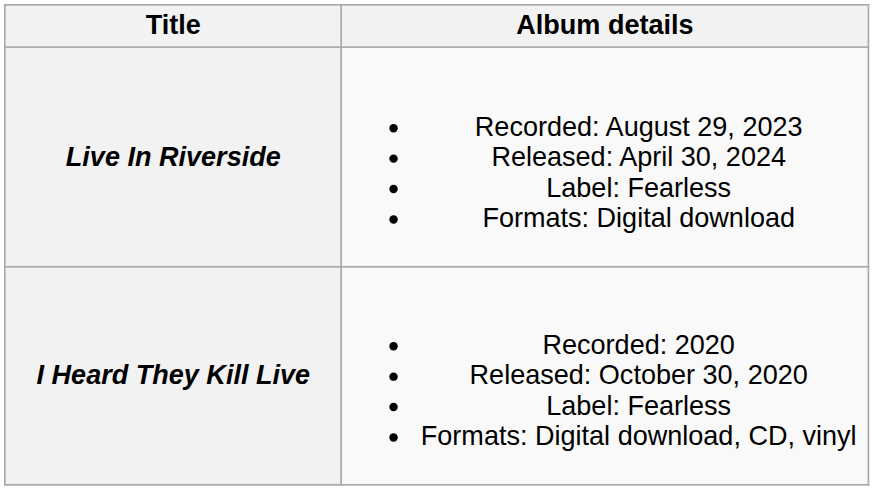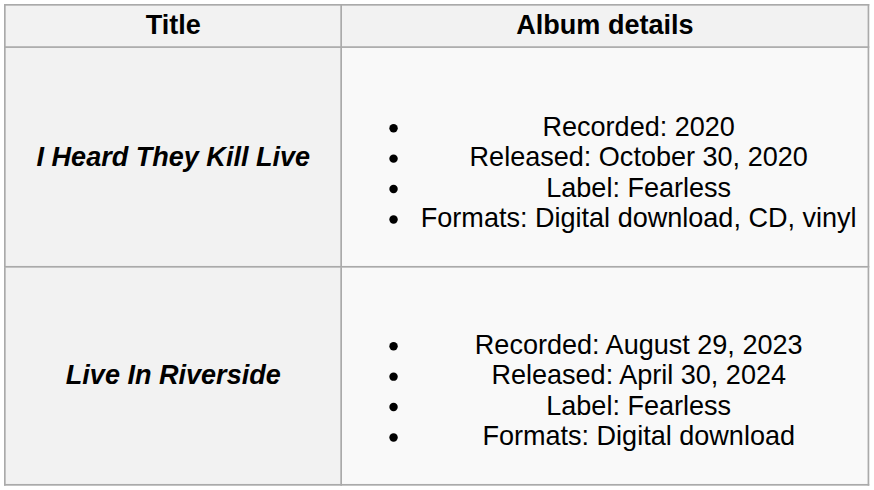rows swapped: (173, 375) <-> (173, 156)
